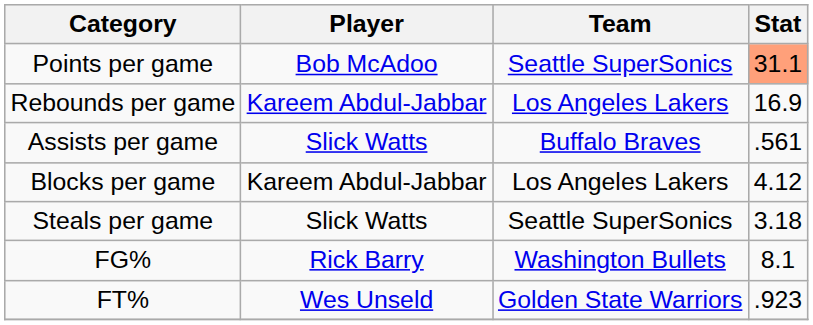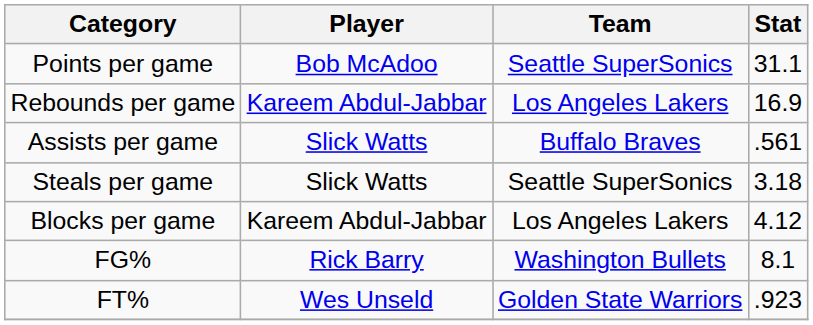(778, 63) lightsalmon background -> (778, 63) no background
rows swapped: (123, 220) <-> (123, 181)
